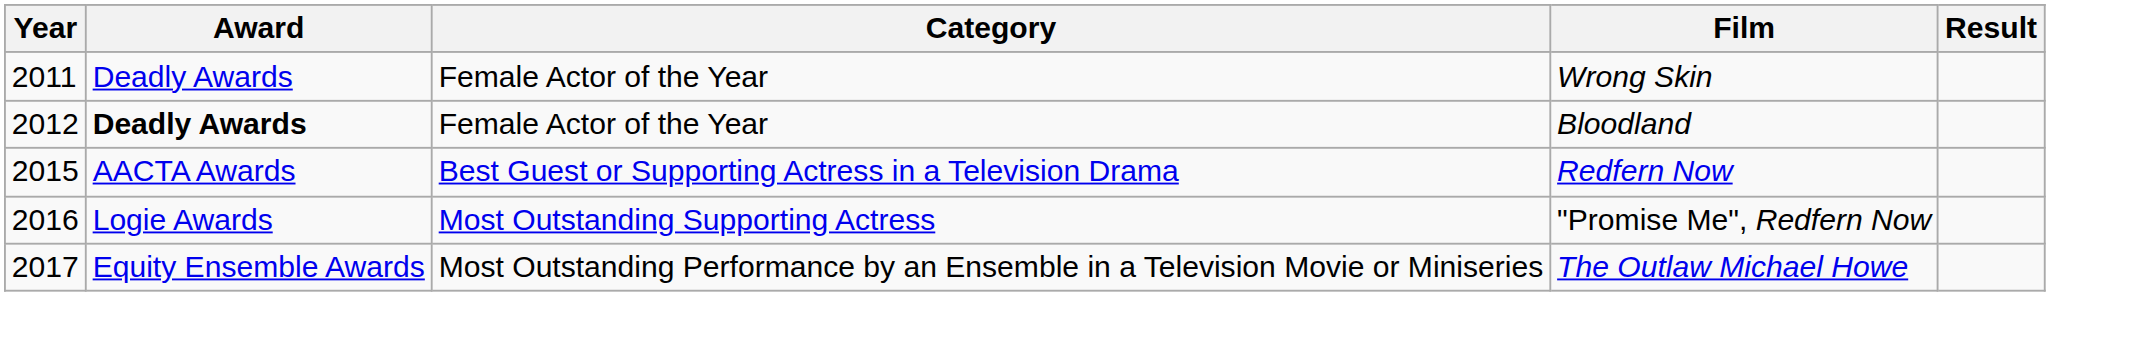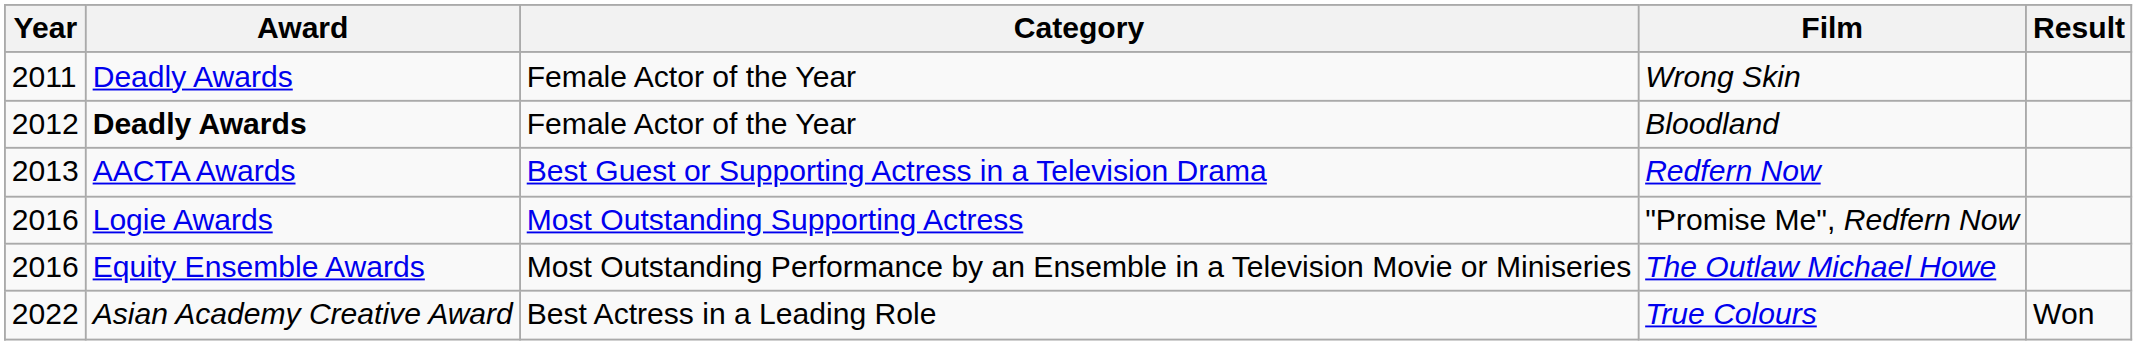(45, 171) 2015 -> (45, 171) 2013
(45, 266) 2017 -> (45, 266) 2016
+ row: (1731, 314)
